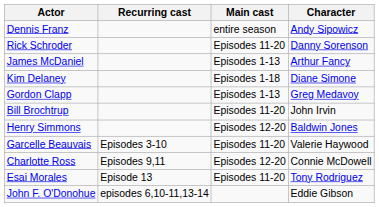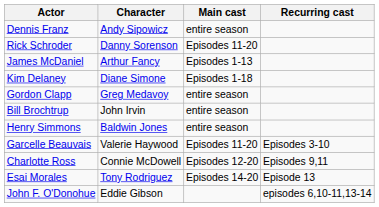columns swapped: (331, 12) <-> (154, 12)
(247, 95) Episodes 1-13 -> (217, 95) entire season
(249, 111) Episodes 11-20 -> (217, 111) entire season
(250, 128) Episodes 12-20 -> (217, 128) entire season
(249, 177) Episodes 11-20 -> (222, 177) Episodes 14-20
